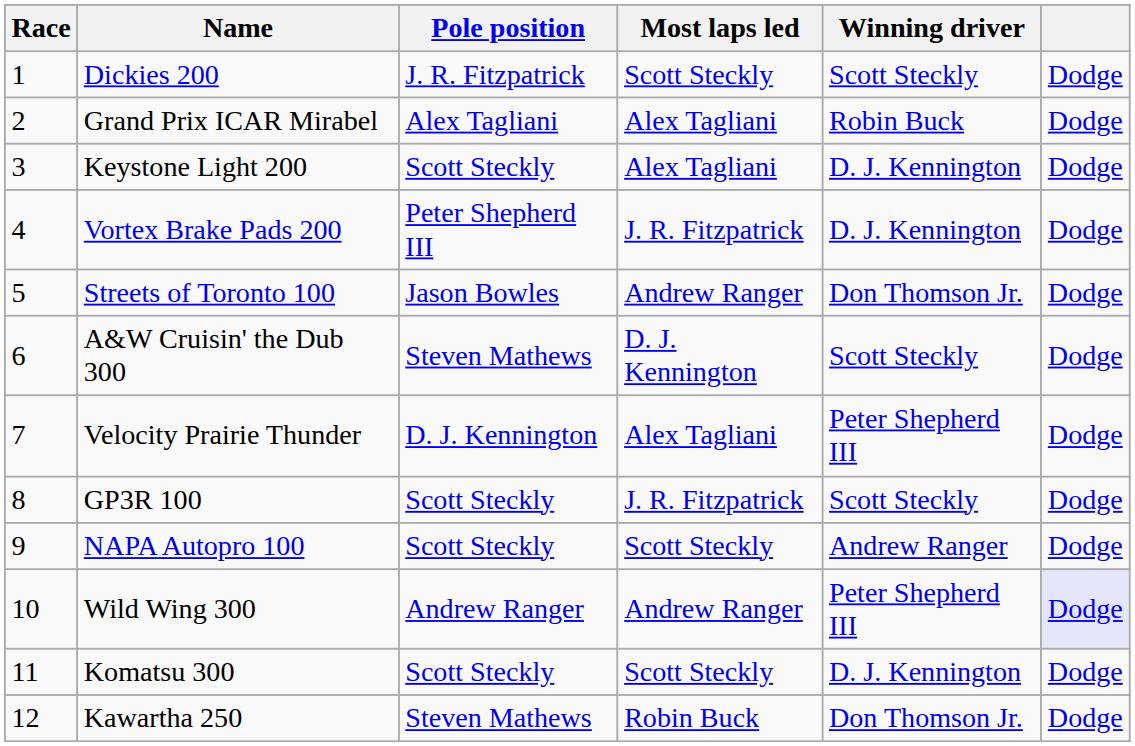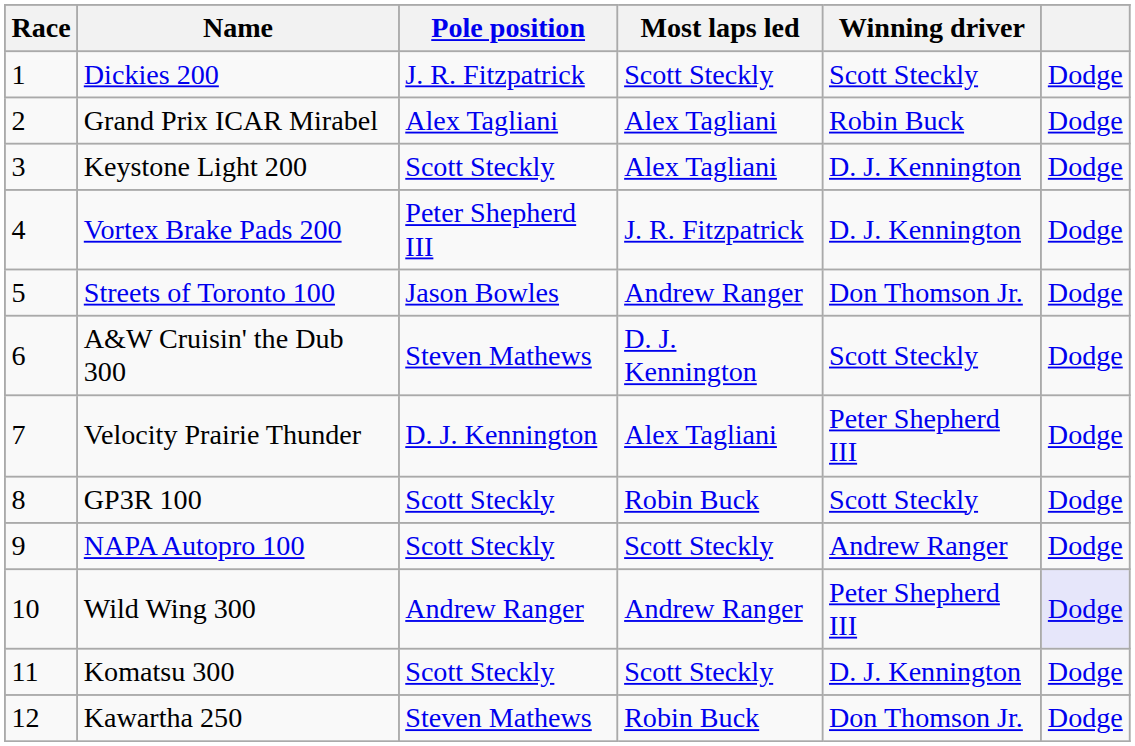(714, 498) J. R. Fitzpatrick -> (692, 498) Robin Buck
